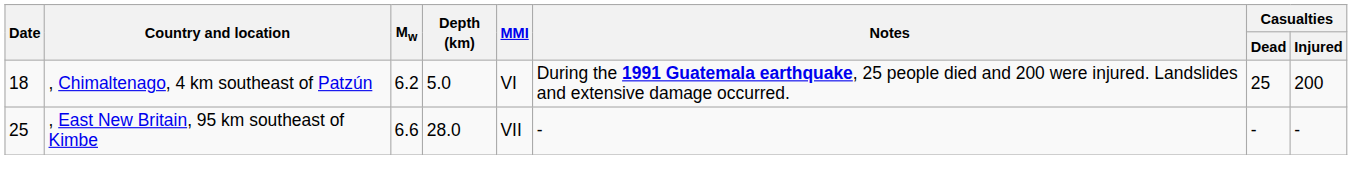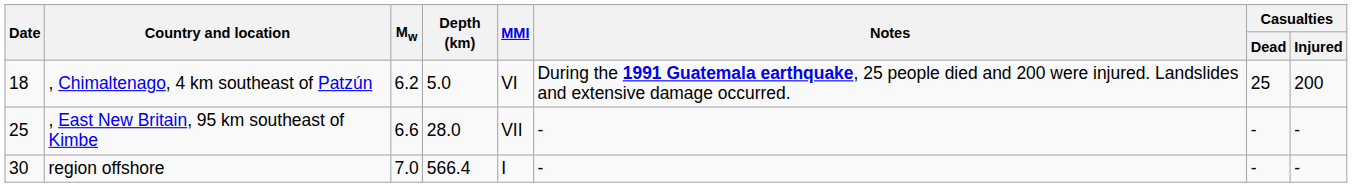+ row: (107, 168)
